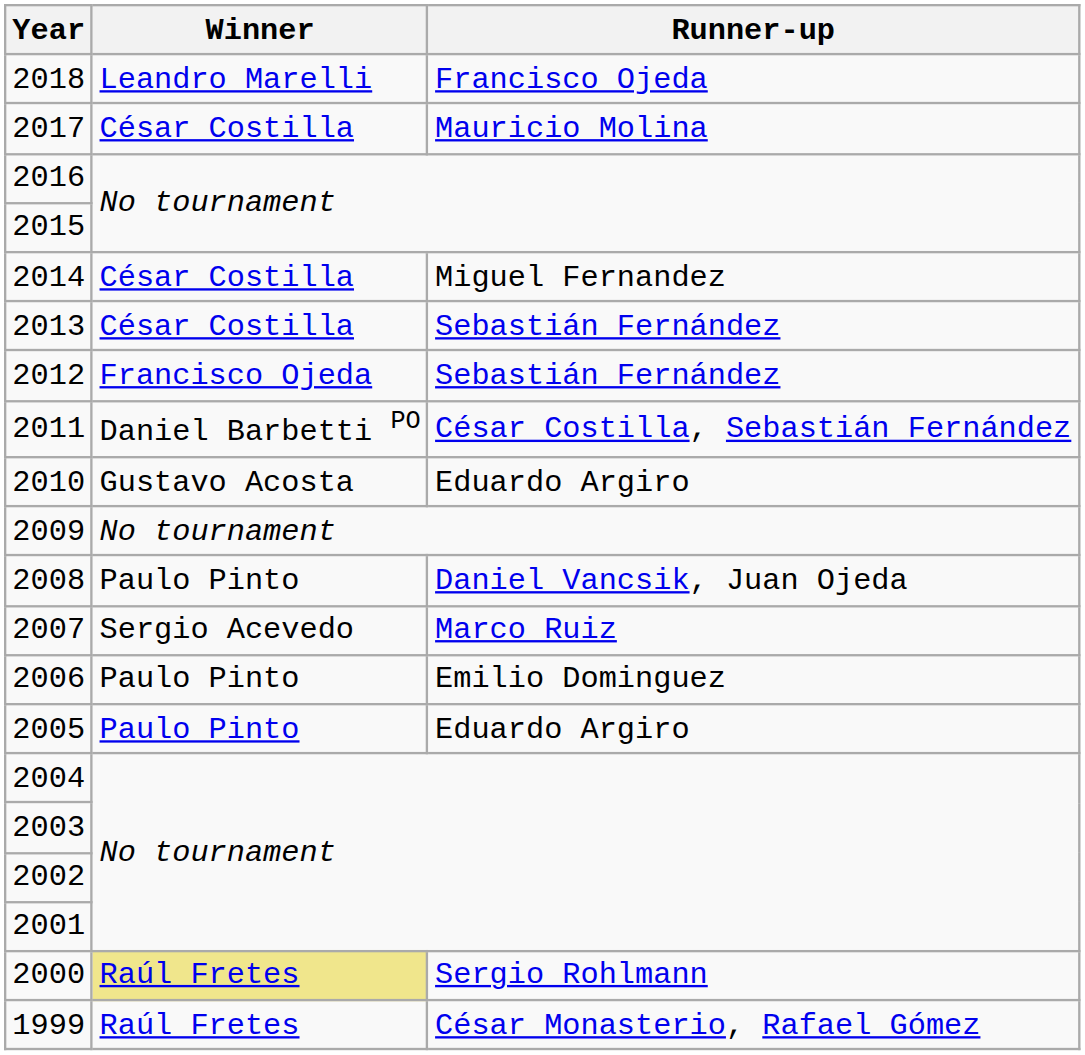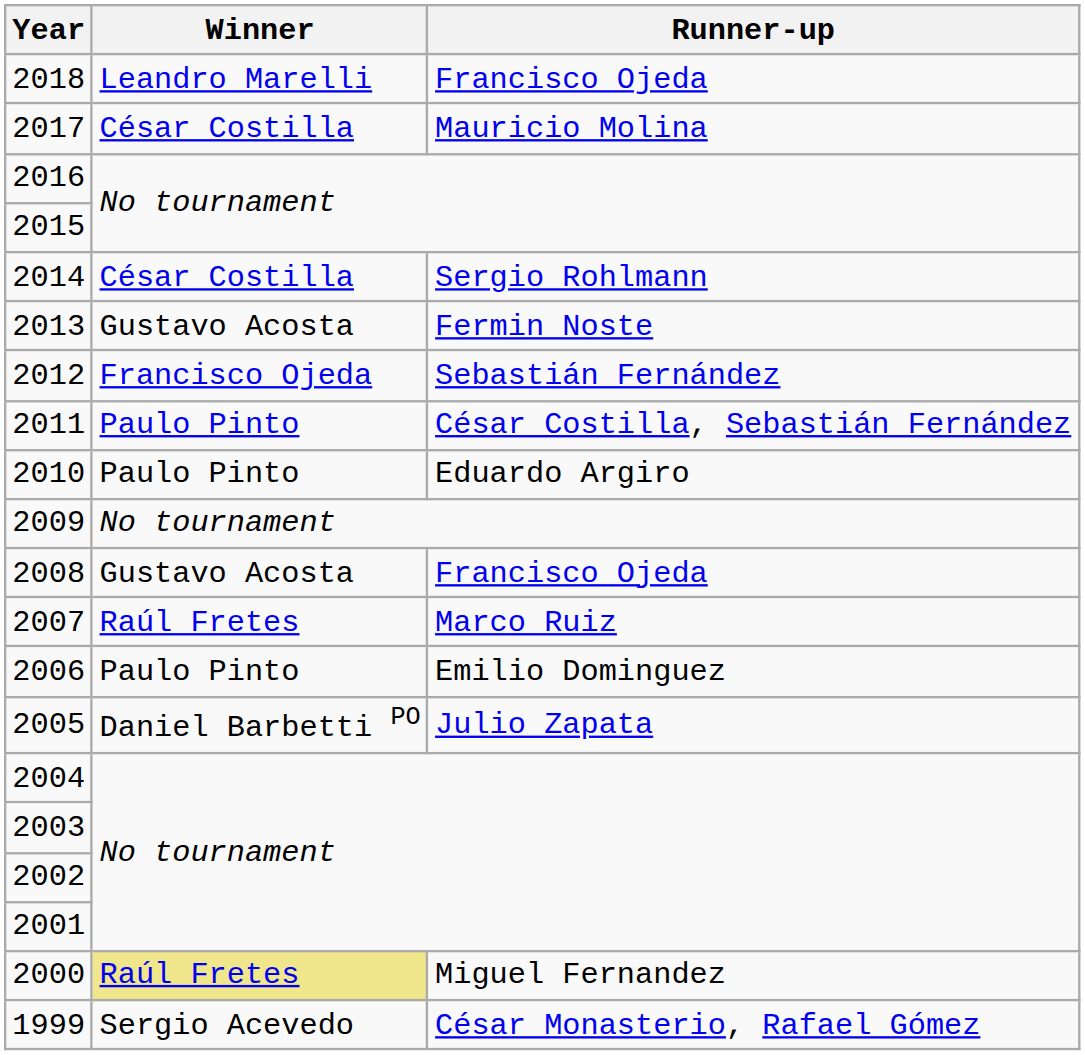(581, 277) Miguel Fernandez -> (571, 277) Sergio Rohlmann
(227, 326) César Costilla -> (227, 326) Gustavo Acosta
(608, 326) Sebastián Fernández -> (544, 326) Fermin Noste
(260, 429) Daniel Barbetti PO -> (200, 425) Paulo Pinto
(227, 482) Gustavo Acosta -> (200, 474) Paulo Pinto
(200, 581) Paulo Pinto -> (227, 573) Gustavo Acosta
(671, 581) Daniel Vancsik, Juan Ojeda -> (571, 573) Francisco Ojeda
(227, 630) Sergio Acevedo -> (200, 622) Raúl Fretes
(200, 729) Paulo Pinto -> (260, 725) Daniel Barbetti PO
(562, 729) Eduardo Argiro -> (544, 725) Julio Zapata
(571, 976) Sergio Rohlmann -> (581, 976) Miguel Fernandez
(200, 1025) Raúl Fretes -> (227, 1025) Sergio Acevedo
